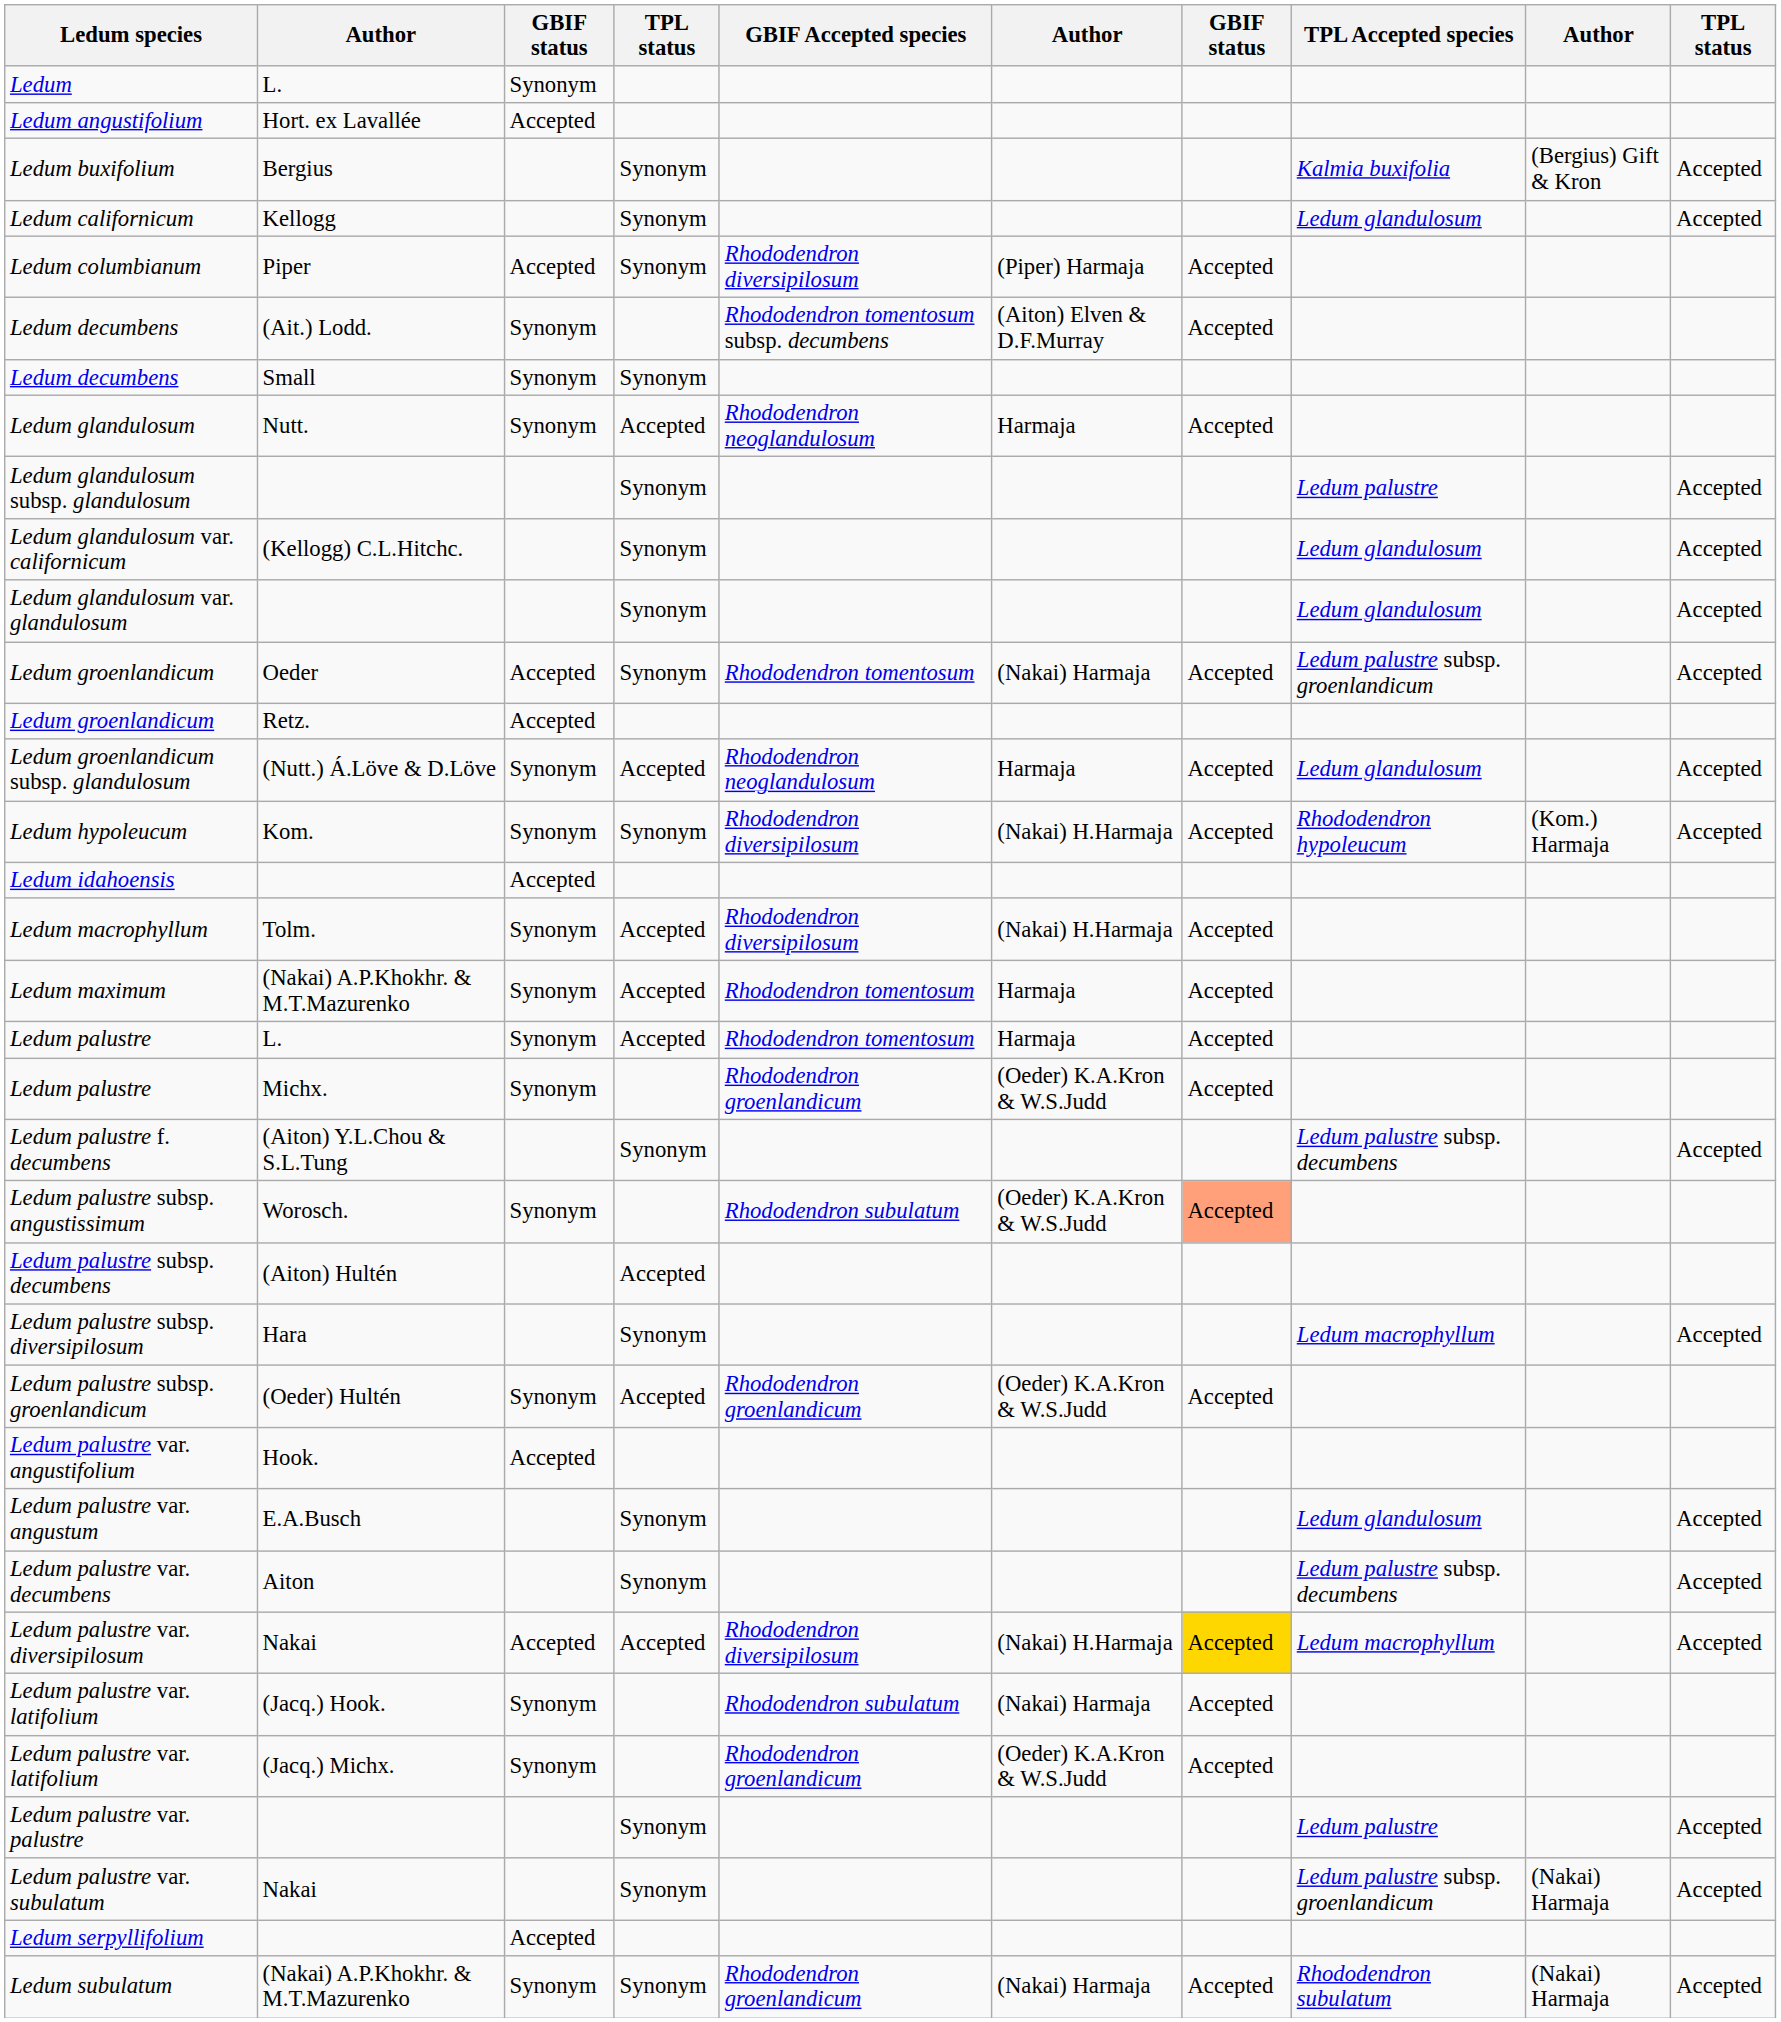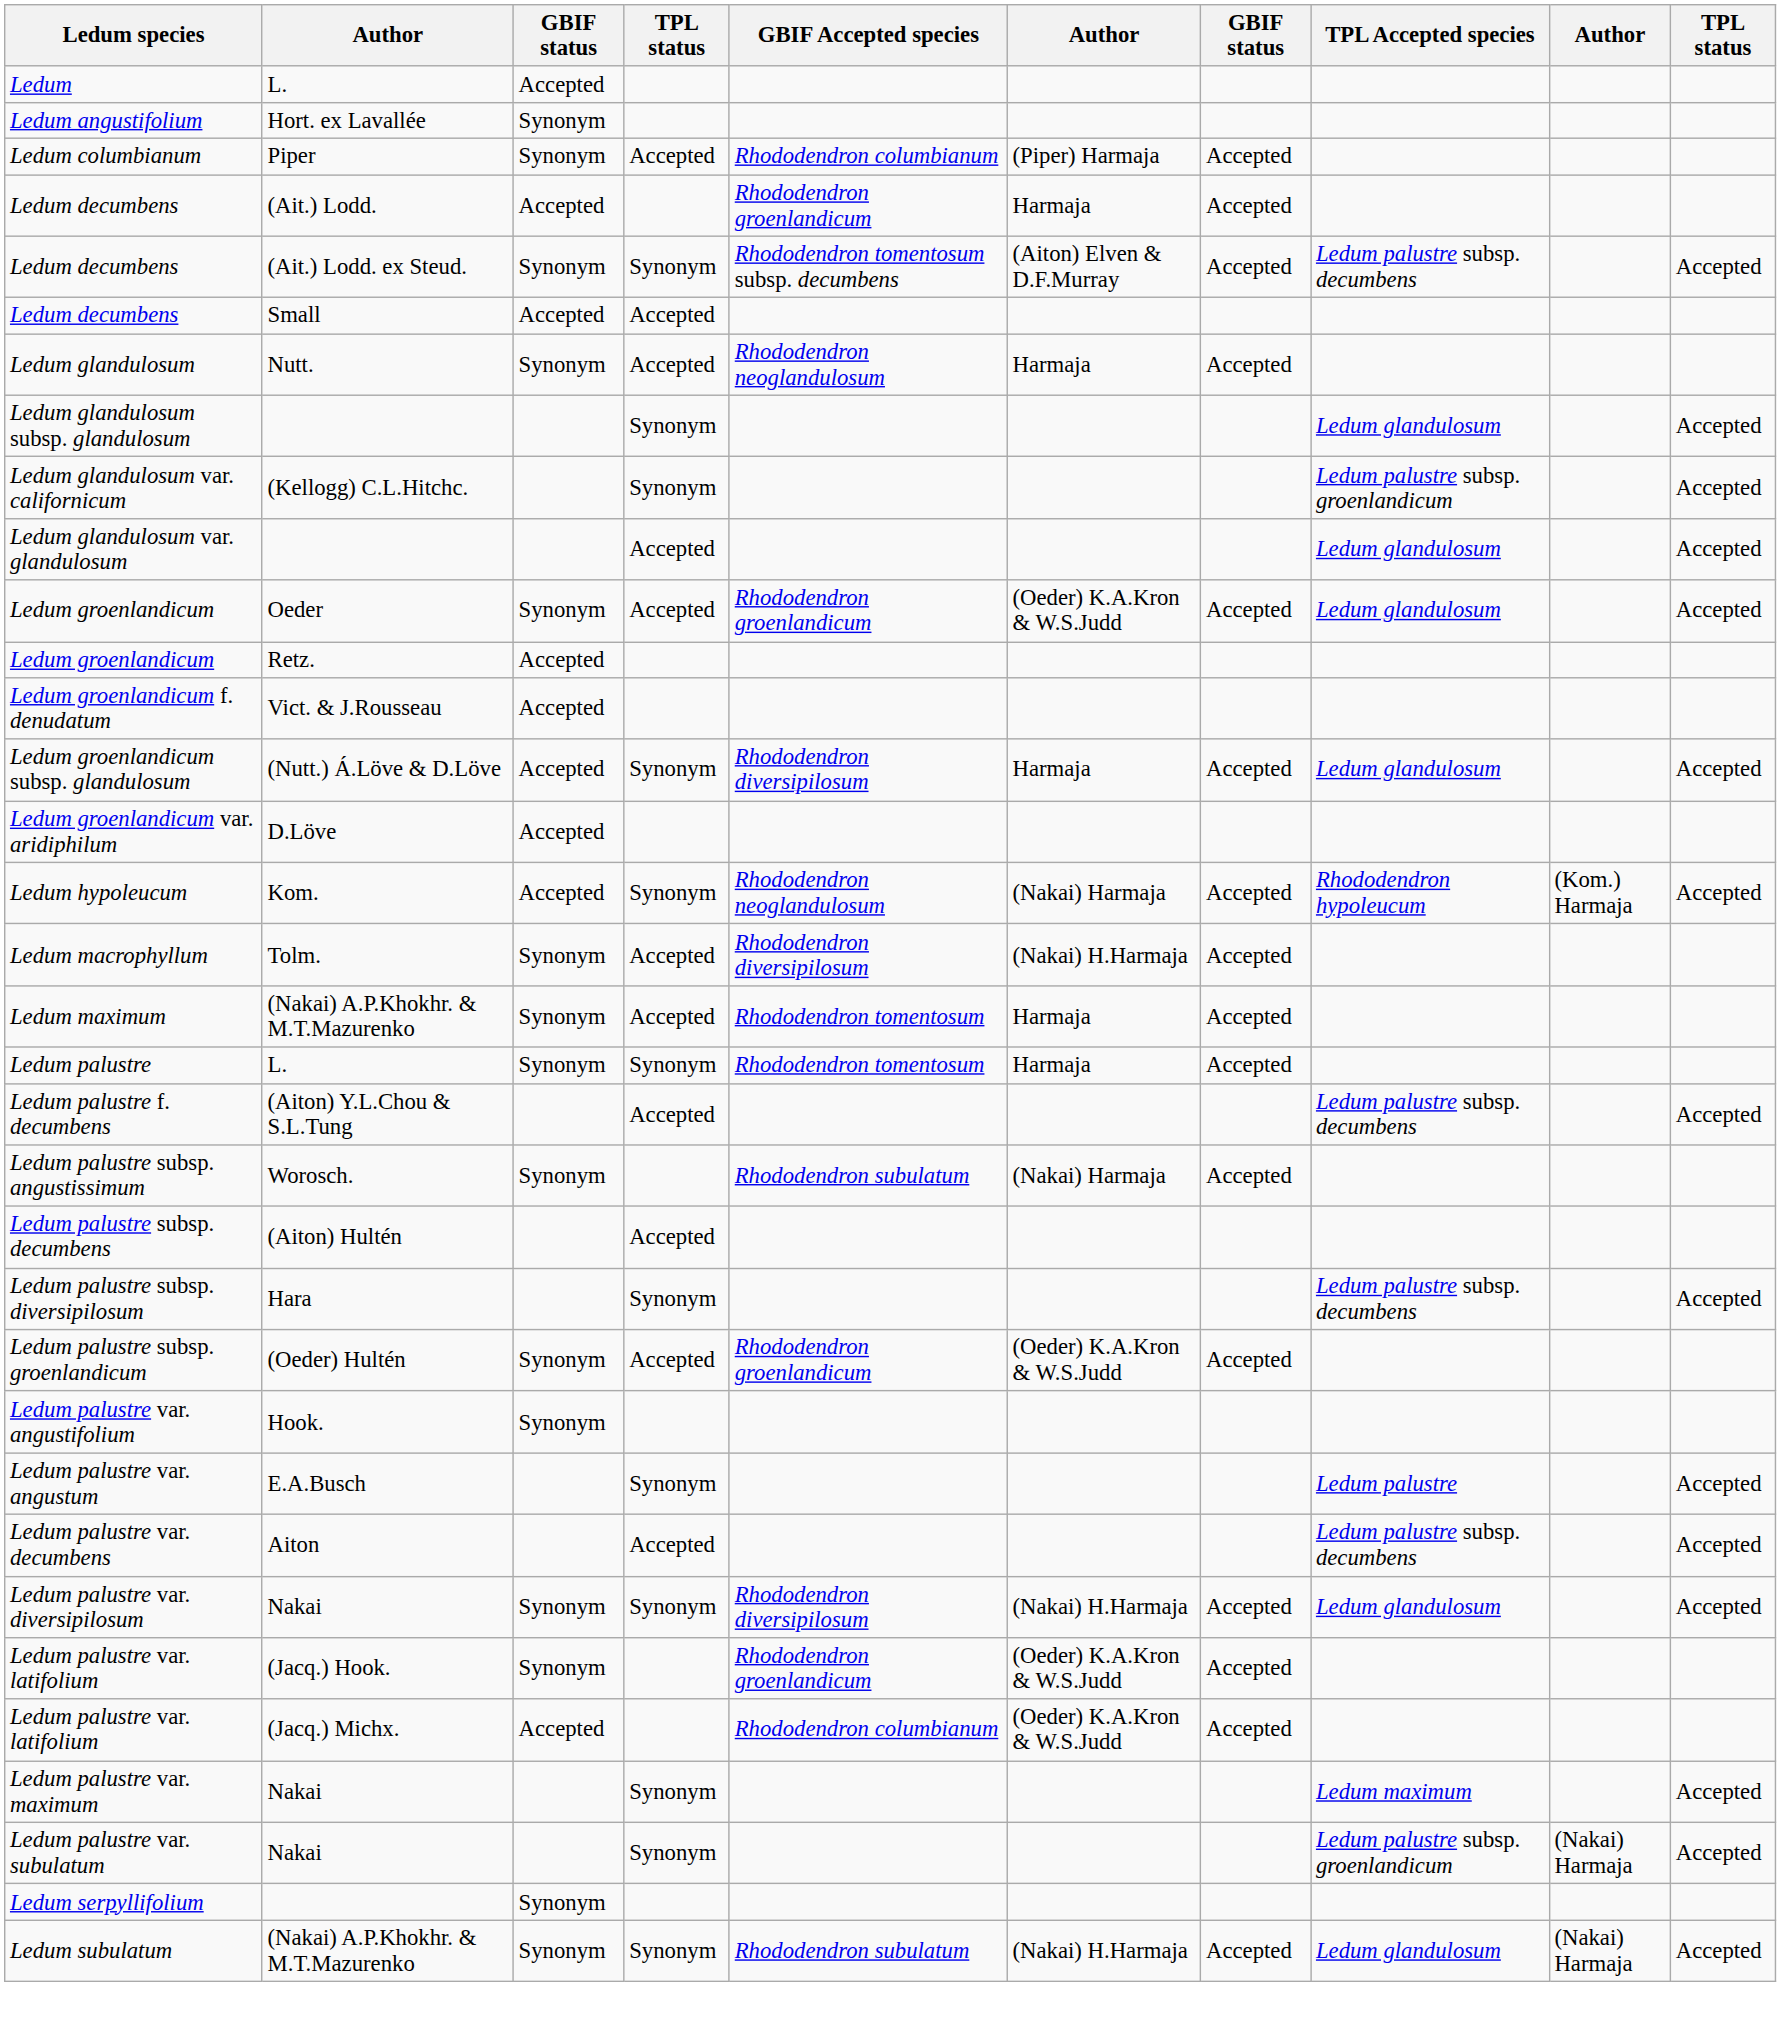(553, 84) Synonym -> (561, 84) Accepted
(552, 120) Accepted -> (562, 120) Synonym
- row: (92, 168)
- row: (102, 217)
(552, 266) Accepted -> (562, 156) Synonym
(663, 266) Synonym -> (672, 156) Accepted
(792, 266) Rhododendron diversipilosum -> (867, 156) Rhododendron columbianum
(553, 328) Synonym -> (561, 204) Accepted
(850, 328) Rhododendron tomentosum subsp. decumbens -> (803, 204) Rhododendron groenlandicum
(1072, 328) (Aiton) Elven & D.F.Murray -> (1052, 204) Harmaja
+ row: (94, 266)
(553, 376) Synonym -> (561, 315) Accepted
(663, 376) Synonym -> (672, 315) Accepted
(1367, 487) Ledum palustre -> (1408, 425) Ledum glandulosum
(1389, 548) Ledum glandulosum -> (1418, 487) Ledum palustre subsp. groenlandicum
(663, 610) Synonym -> (672, 548) Accepted
(552, 672) Accepted -> (562, 610) Synonym
(663, 672) Synonym -> (672, 610) Accepted
(850, 672) Rhododendron tomentosum -> (803, 610) Rhododendron groenlandicum
(1074, 672) (Nakai) Harmaja -> (1096, 610) (Oeder) K.A.Kron & W.S.Judd
(1399, 672) Ledum palustre subsp. groenlandicum -> (1408, 610) Ledum glandulosum
+ row: (122, 708)
(553, 769) Synonym -> (561, 769) Accepted
(662, 769) Accepted -> (673, 769) Synonym
(800, 769) Rhododendron neoglandulosum -> (802, 769) Rhododendron diversipilosum
+ row: (132, 831)
(553, 831) Synonym -> (561, 892) Accepted
(792, 831) Rhododendron diversipilosum -> (810, 892) Rhododendron neoglandulosum
(1085, 831) (Nakai) H.Harmaja -> (1089, 892) (Nakai) Harmaja
- row: (92, 880)
(662, 1039) Accepted -> (673, 1064) Synonym
- row: (81, 1088)
(663, 1149) Synonym -> (672, 1113) Accepted
(1081, 1211) (Oeder) K.A.Kron & W.S.Judd -> (1089, 1175) (Nakai) Harmaja
(1230, 1211) lightsalmon background -> (1249, 1175) no background
(1396, 1334) Ledum macrophyllum -> (1418, 1298) Ledum palustre subsp. decumbens
(552, 1457) Accepted -> (562, 1421) Synonym
(1389, 1519) Ledum glandulosum -> (1387, 1483) Ledum palustre
(663, 1580) Synonym -> (672, 1544) Accepted
(552, 1642) Accepted -> (562, 1606) Synonym
(662, 1642) Accepted -> (673, 1606) Synonym
(1230, 1642) gold background -> (1249, 1606) no background
(1396, 1642) Ledum macrophyllum -> (1408, 1606) Ledum glandulosum
(842, 1704) Rhododendron subulatum -> (803, 1668) Rhododendron groenlandicum
(1074, 1704) (Nakai) Harmaja -> (1096, 1668) (Oeder) K.A.Kron & W.S.Judd
(553, 1765) Synonym -> (561, 1729) Accepted
(793, 1765) Rhododendron groenlandicum -> (867, 1729) Rhododendron columbianum
+ row: (100, 1791)
- row: (100, 1827)
(552, 1937) Accepted -> (562, 1901) Synonym
(793, 1986) Rhododendron groenlandicum -> (852, 1950) Rhododendron subulatum
(1074, 1986) (Nakai) Harmaja -> (1100, 1950) (Nakai) H.Harmaja
(1364, 1986) Rhododendron subulatum -> (1408, 1950) Ledum glandulosum
